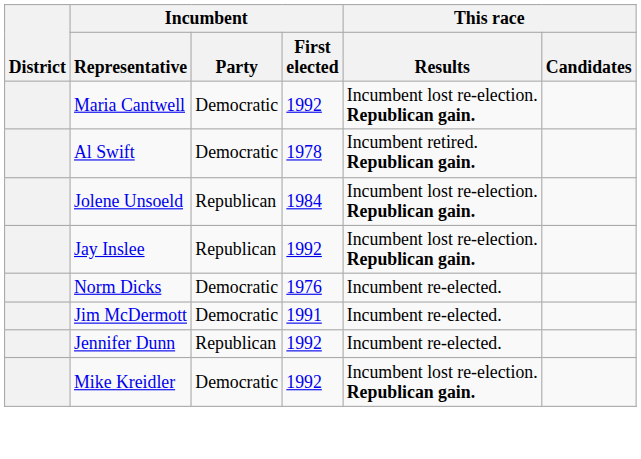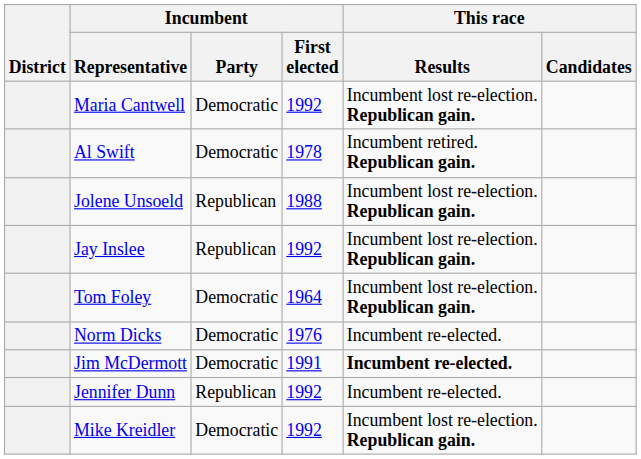(304, 201) 1984 -> (304, 201) 1988
+ row: (113, 297)
(424, 315) normal -> (429, 363) bold
